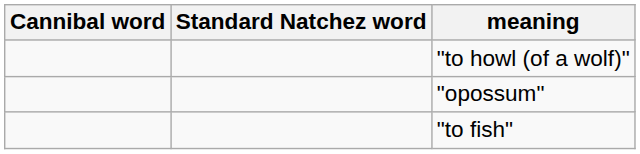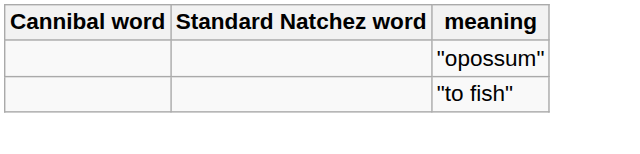- row: (533, 58)
